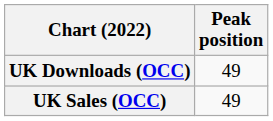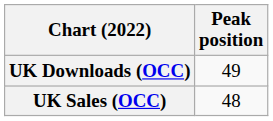(231, 100) 49 -> (231, 100) 48
